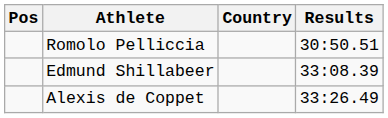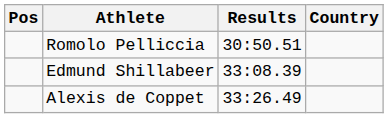columns swapped: (257, 18) <-> (339, 18)
